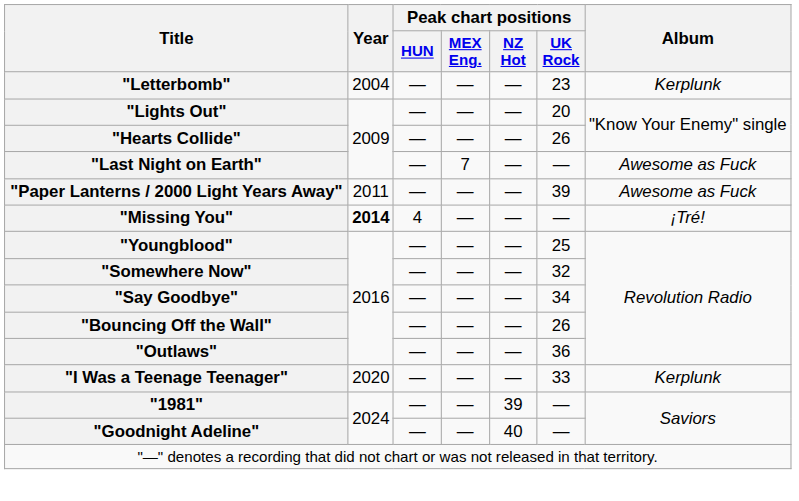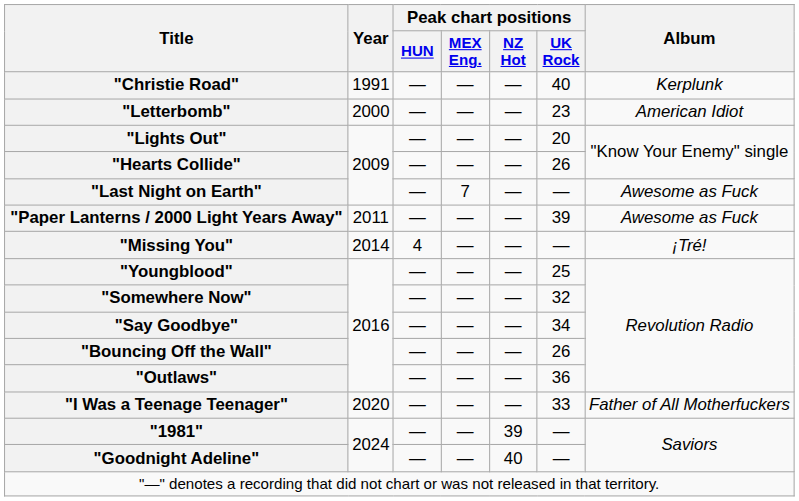+ row: (176, 85)
(371, 85) 2004 -> (371, 111) 2000
(688, 85) Kerplunk -> (689, 111) American Idiot
(371, 218) bold -> (371, 245) normal
(688, 378) Kerplunk -> (689, 404) Father of All Motherfuckers
